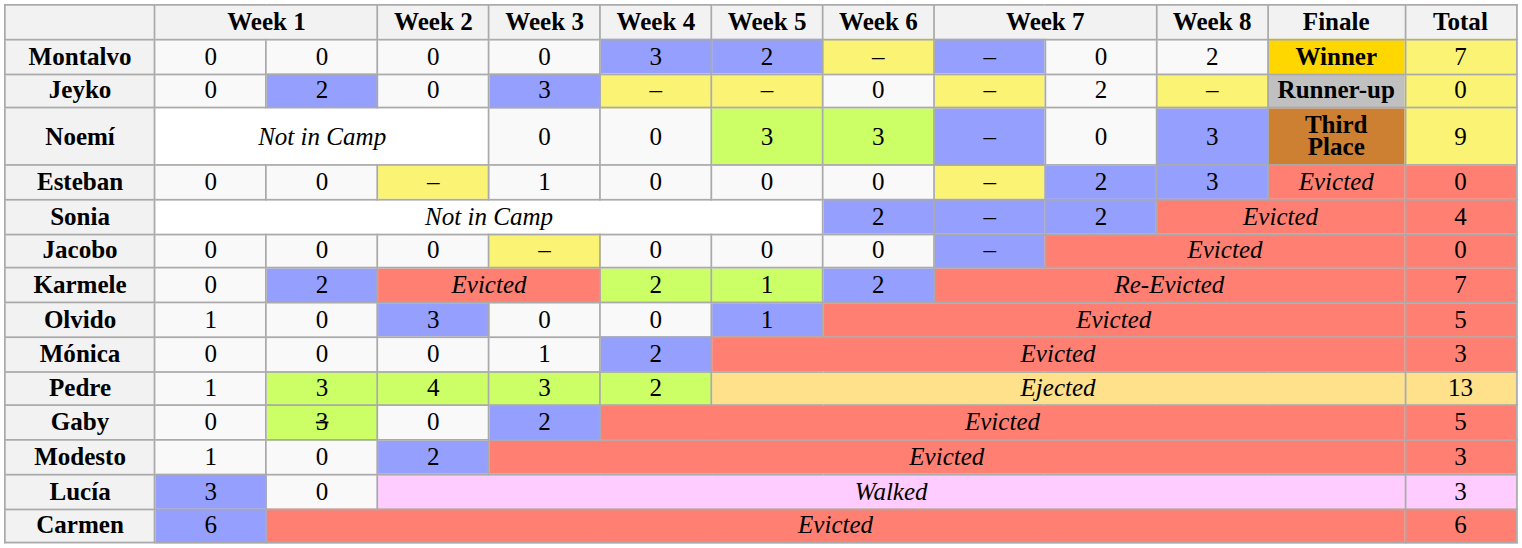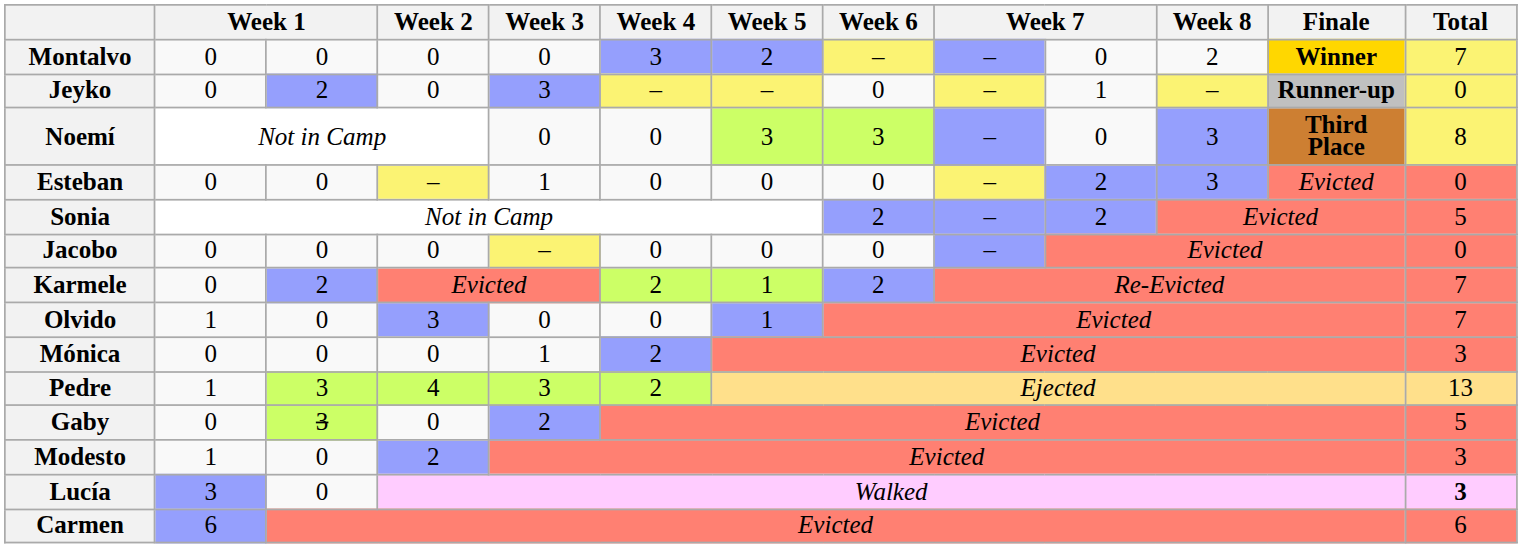(1101, 90) 2 -> (1101, 90) 1
(1460, 136) 9 -> (1460, 136) 8
(1460, 216) 4 -> (1460, 216) 5
(1460, 319) 5 -> (1460, 319) 7
(1460, 491) normal -> (1460, 491) bold
